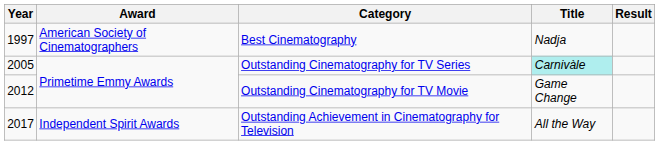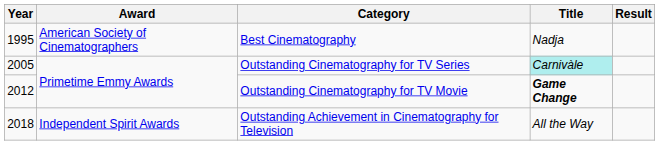(20, 39) 1997 -> (20, 39) 1995
(556, 91) normal -> (555, 91) bold
(20, 123) 2017 -> (20, 123) 2018
